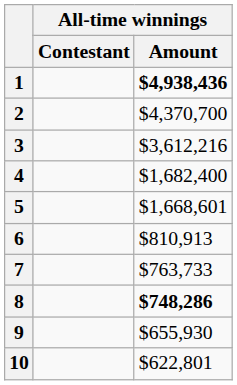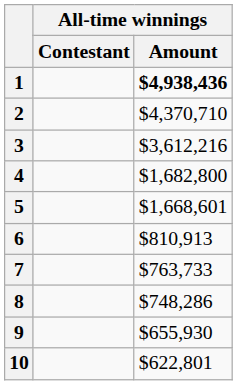(183, 113) $4,370,700 -> (183, 113) $4,370,710
(183, 176) $1,682,400 -> (183, 176) $1,682,800
(176, 301) bold -> (176, 301) normal
